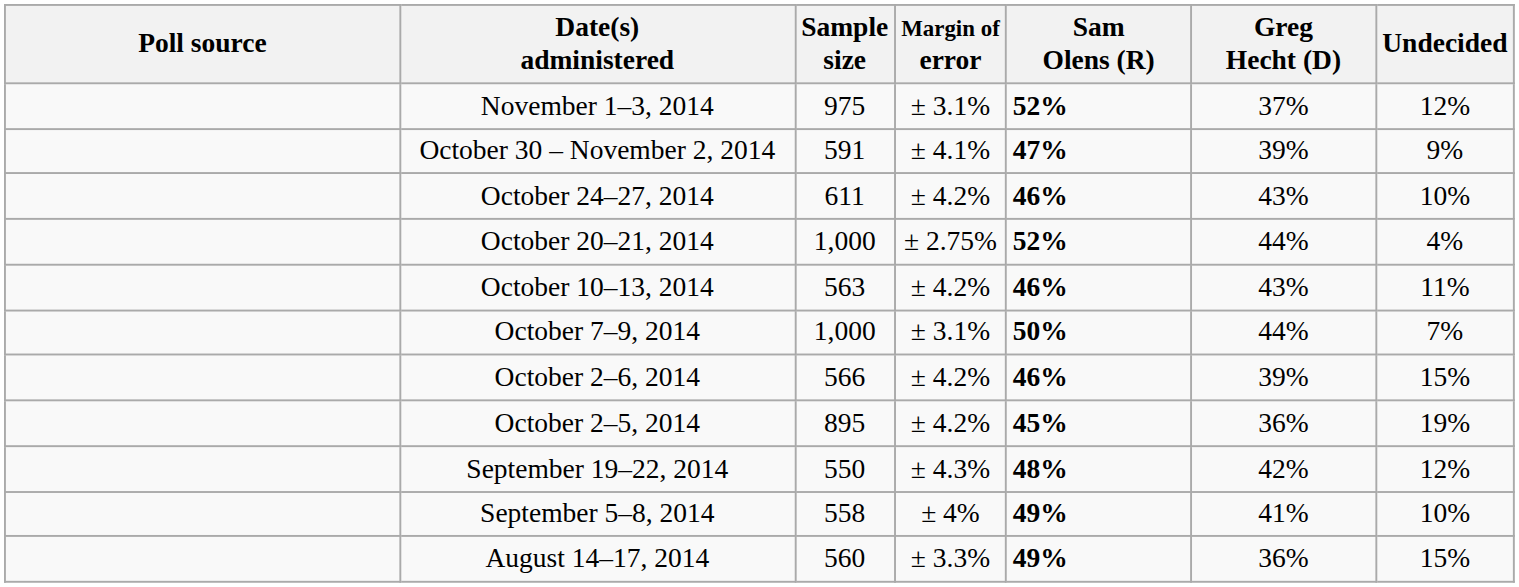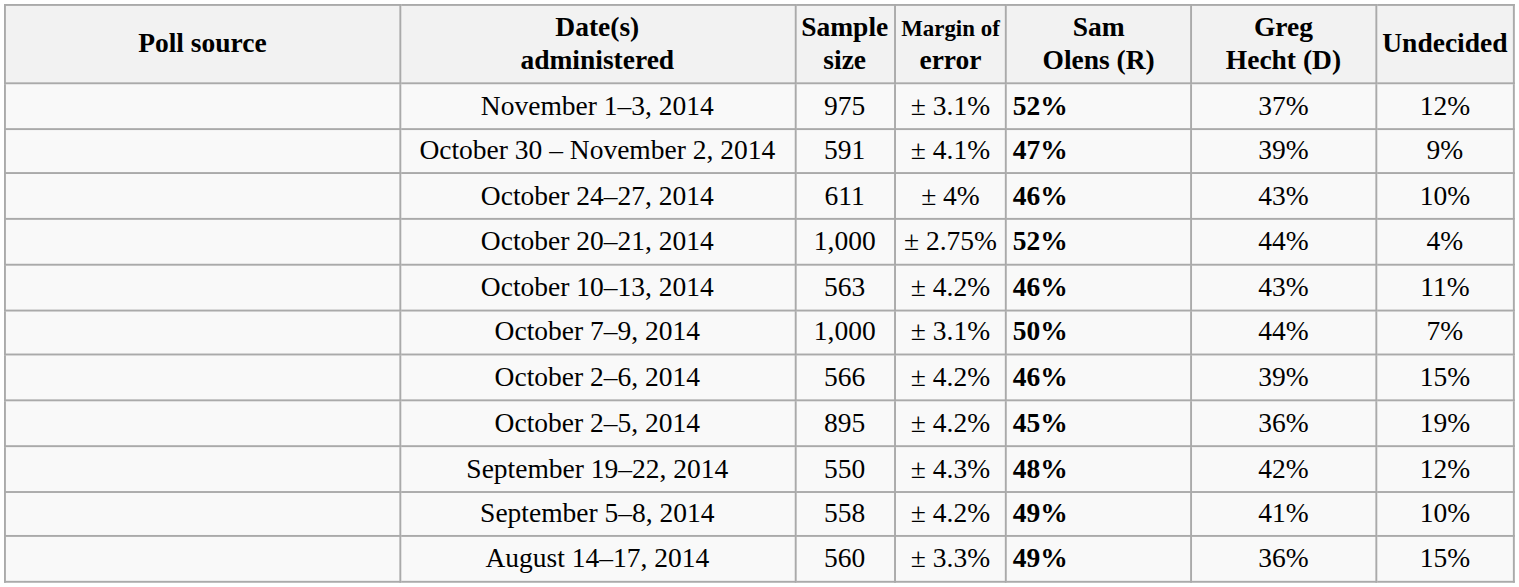(950, 196) ± 4.2% -> (950, 196) ± 4%
(950, 513) ± 4% -> (950, 513) ± 4.2%
